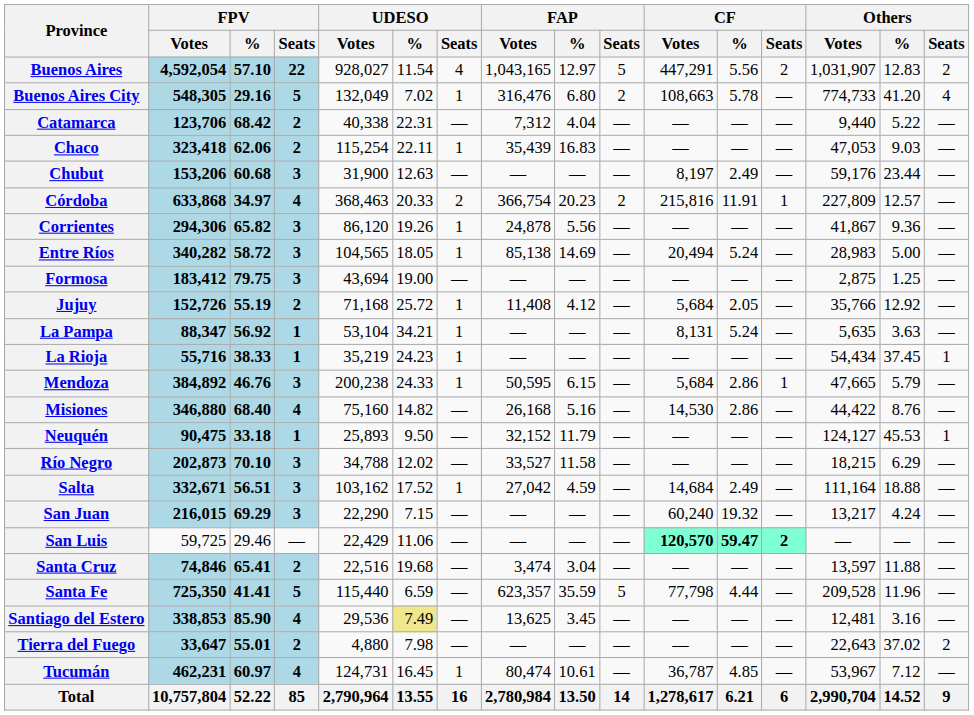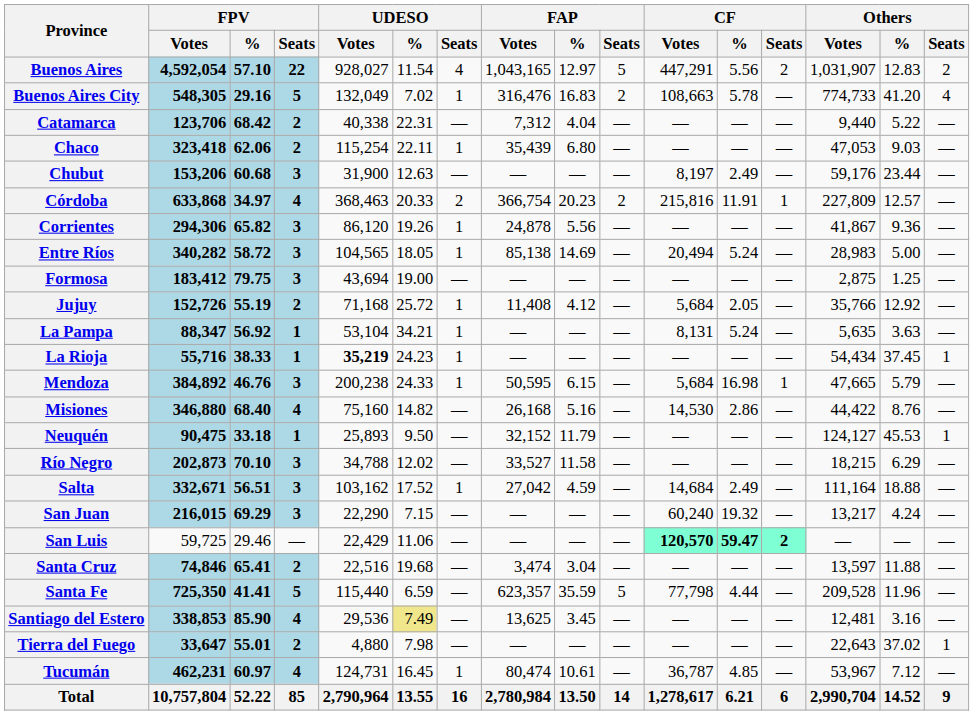(581, 95) 6.80 -> (577, 95) 16.83
(577, 148) 16.83 -> (581, 148) 6.80
(366, 357) normal -> (366, 357) bold
(744, 383) 2.86 -> (740, 383) 16.98
(946, 644) 2 -> (946, 644) 1
